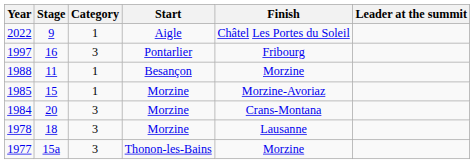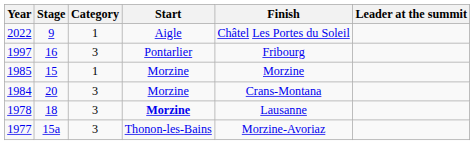- row: (19, 71)
(284, 91) Morzine-Avoriaz -> (284, 71) Morzine
(168, 129) normal -> (168, 110) bold
(284, 149) Morzine -> (284, 129) Morzine-Avoriaz
